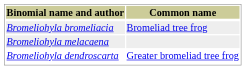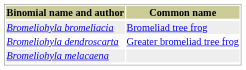rows swapped: (63, 56) <-> (58, 41)
